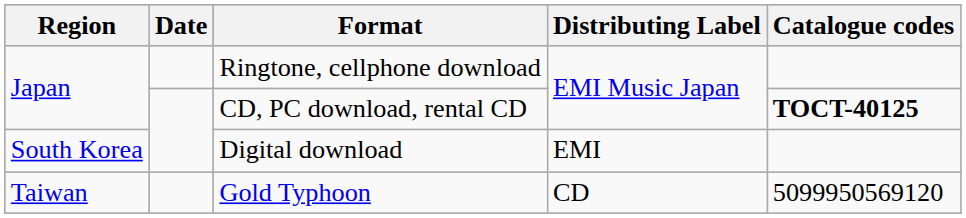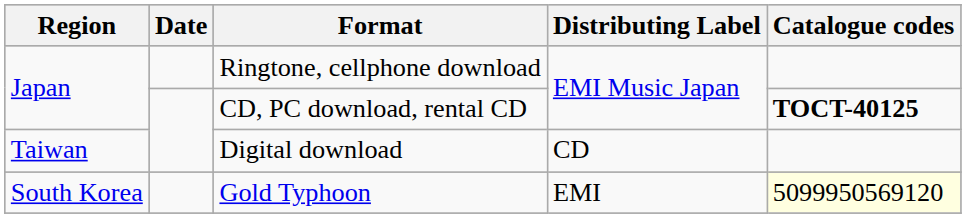(77, 150) South Korea -> (49, 150) Taiwan
(577, 150) EMI -> (571, 150) CD
(49, 191) Taiwan -> (77, 191) South Korea
(571, 191) CD -> (577, 191) EMI
(858, 191) no background -> (858, 191) lightyellow background
